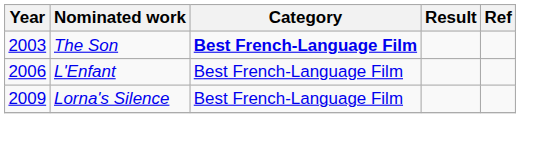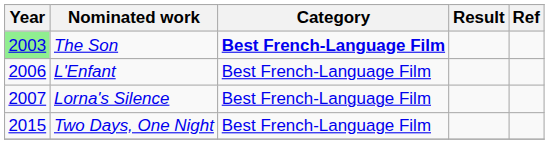(27, 44) no background -> (27, 44) lightgreen background
(27, 98) 2009 -> (27, 98) 2007
+ row: (134, 125)
